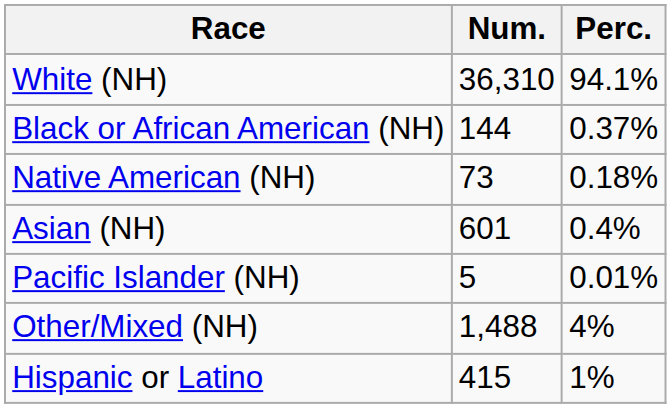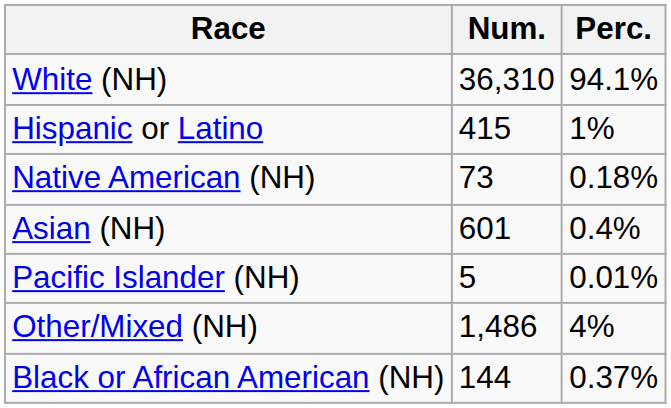rows swapped: (228, 128) <-> (138, 377)
(498, 327) 1,488 -> (498, 327) 1,486
